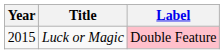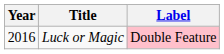(22, 37) 2015 -> (22, 37) 2016
